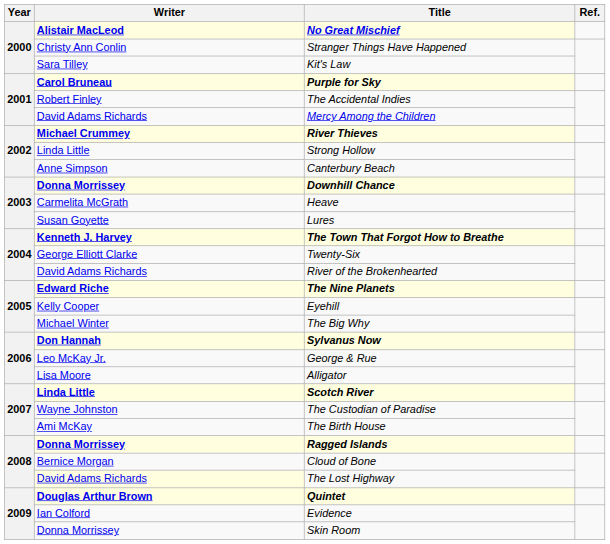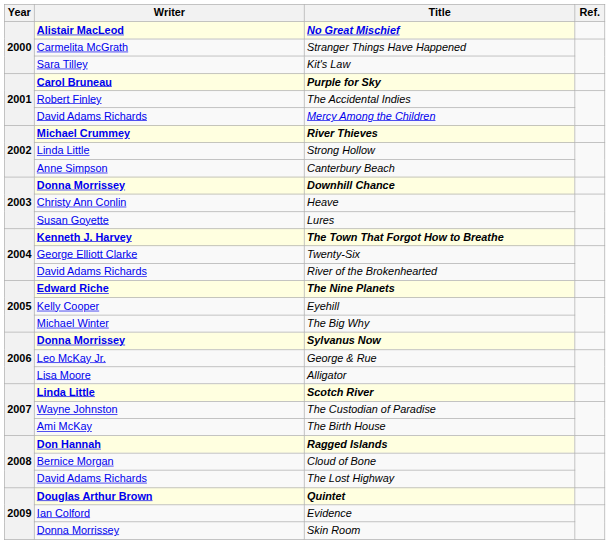(82, 47) Christy Ann Conlin -> (83, 47) Carmelita McGrath
(83, 202) Carmelita McGrath -> (82, 202) Christy Ann Conlin
(69, 340) Don Hannah -> (81, 340) Donna Morrissey
(81, 444) Donna Morrissey -> (69, 444) Don Hannah
(92, 479) lightyellow background -> (92, 479) no background
